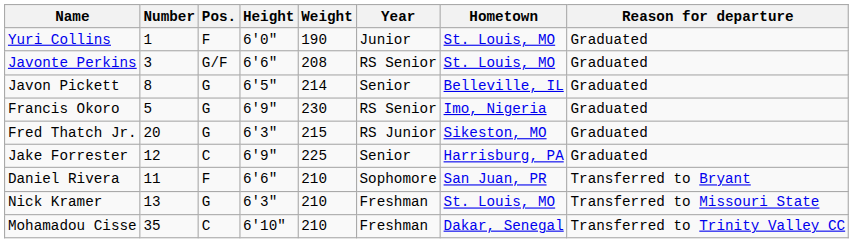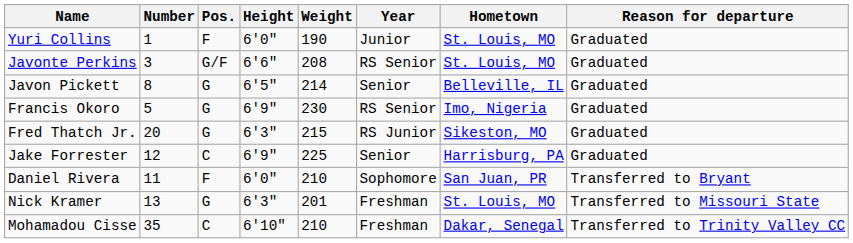(260, 179) 6'6" -> (260, 179) 6'0"
(314, 203) 210 -> (314, 203) 201
